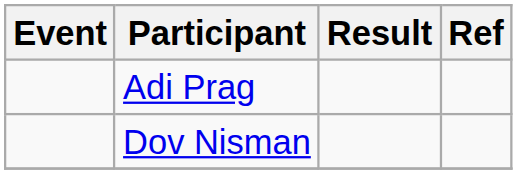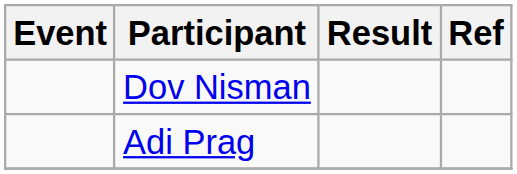rows swapped: (217, 142) <-> (189, 87)
